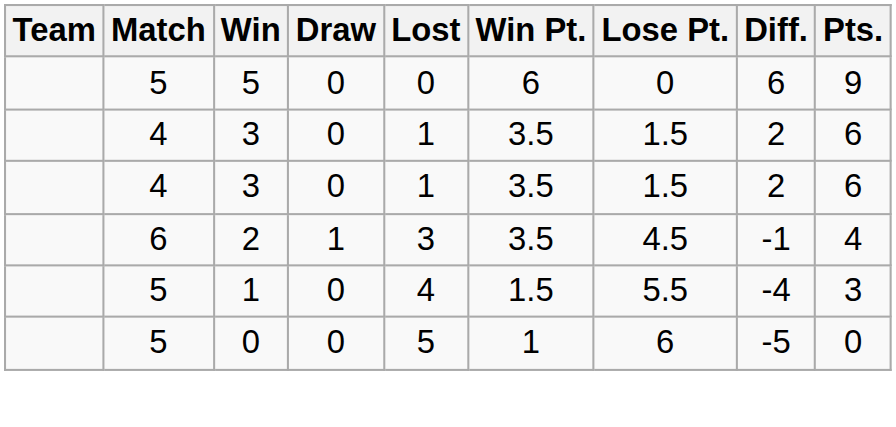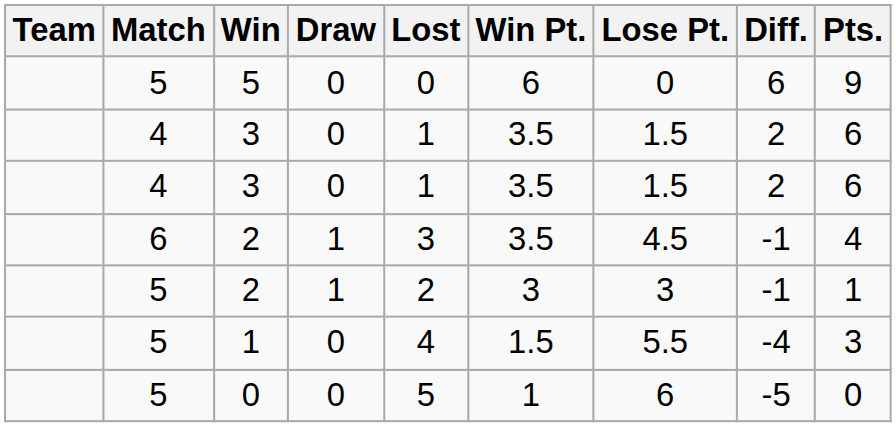+ row: (158, 290)
